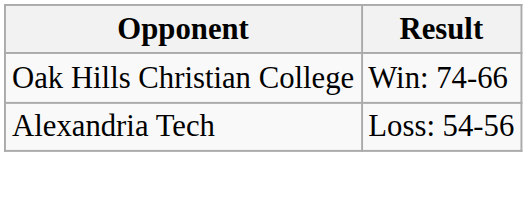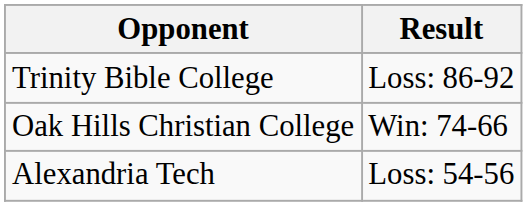+ row: (143, 77)
